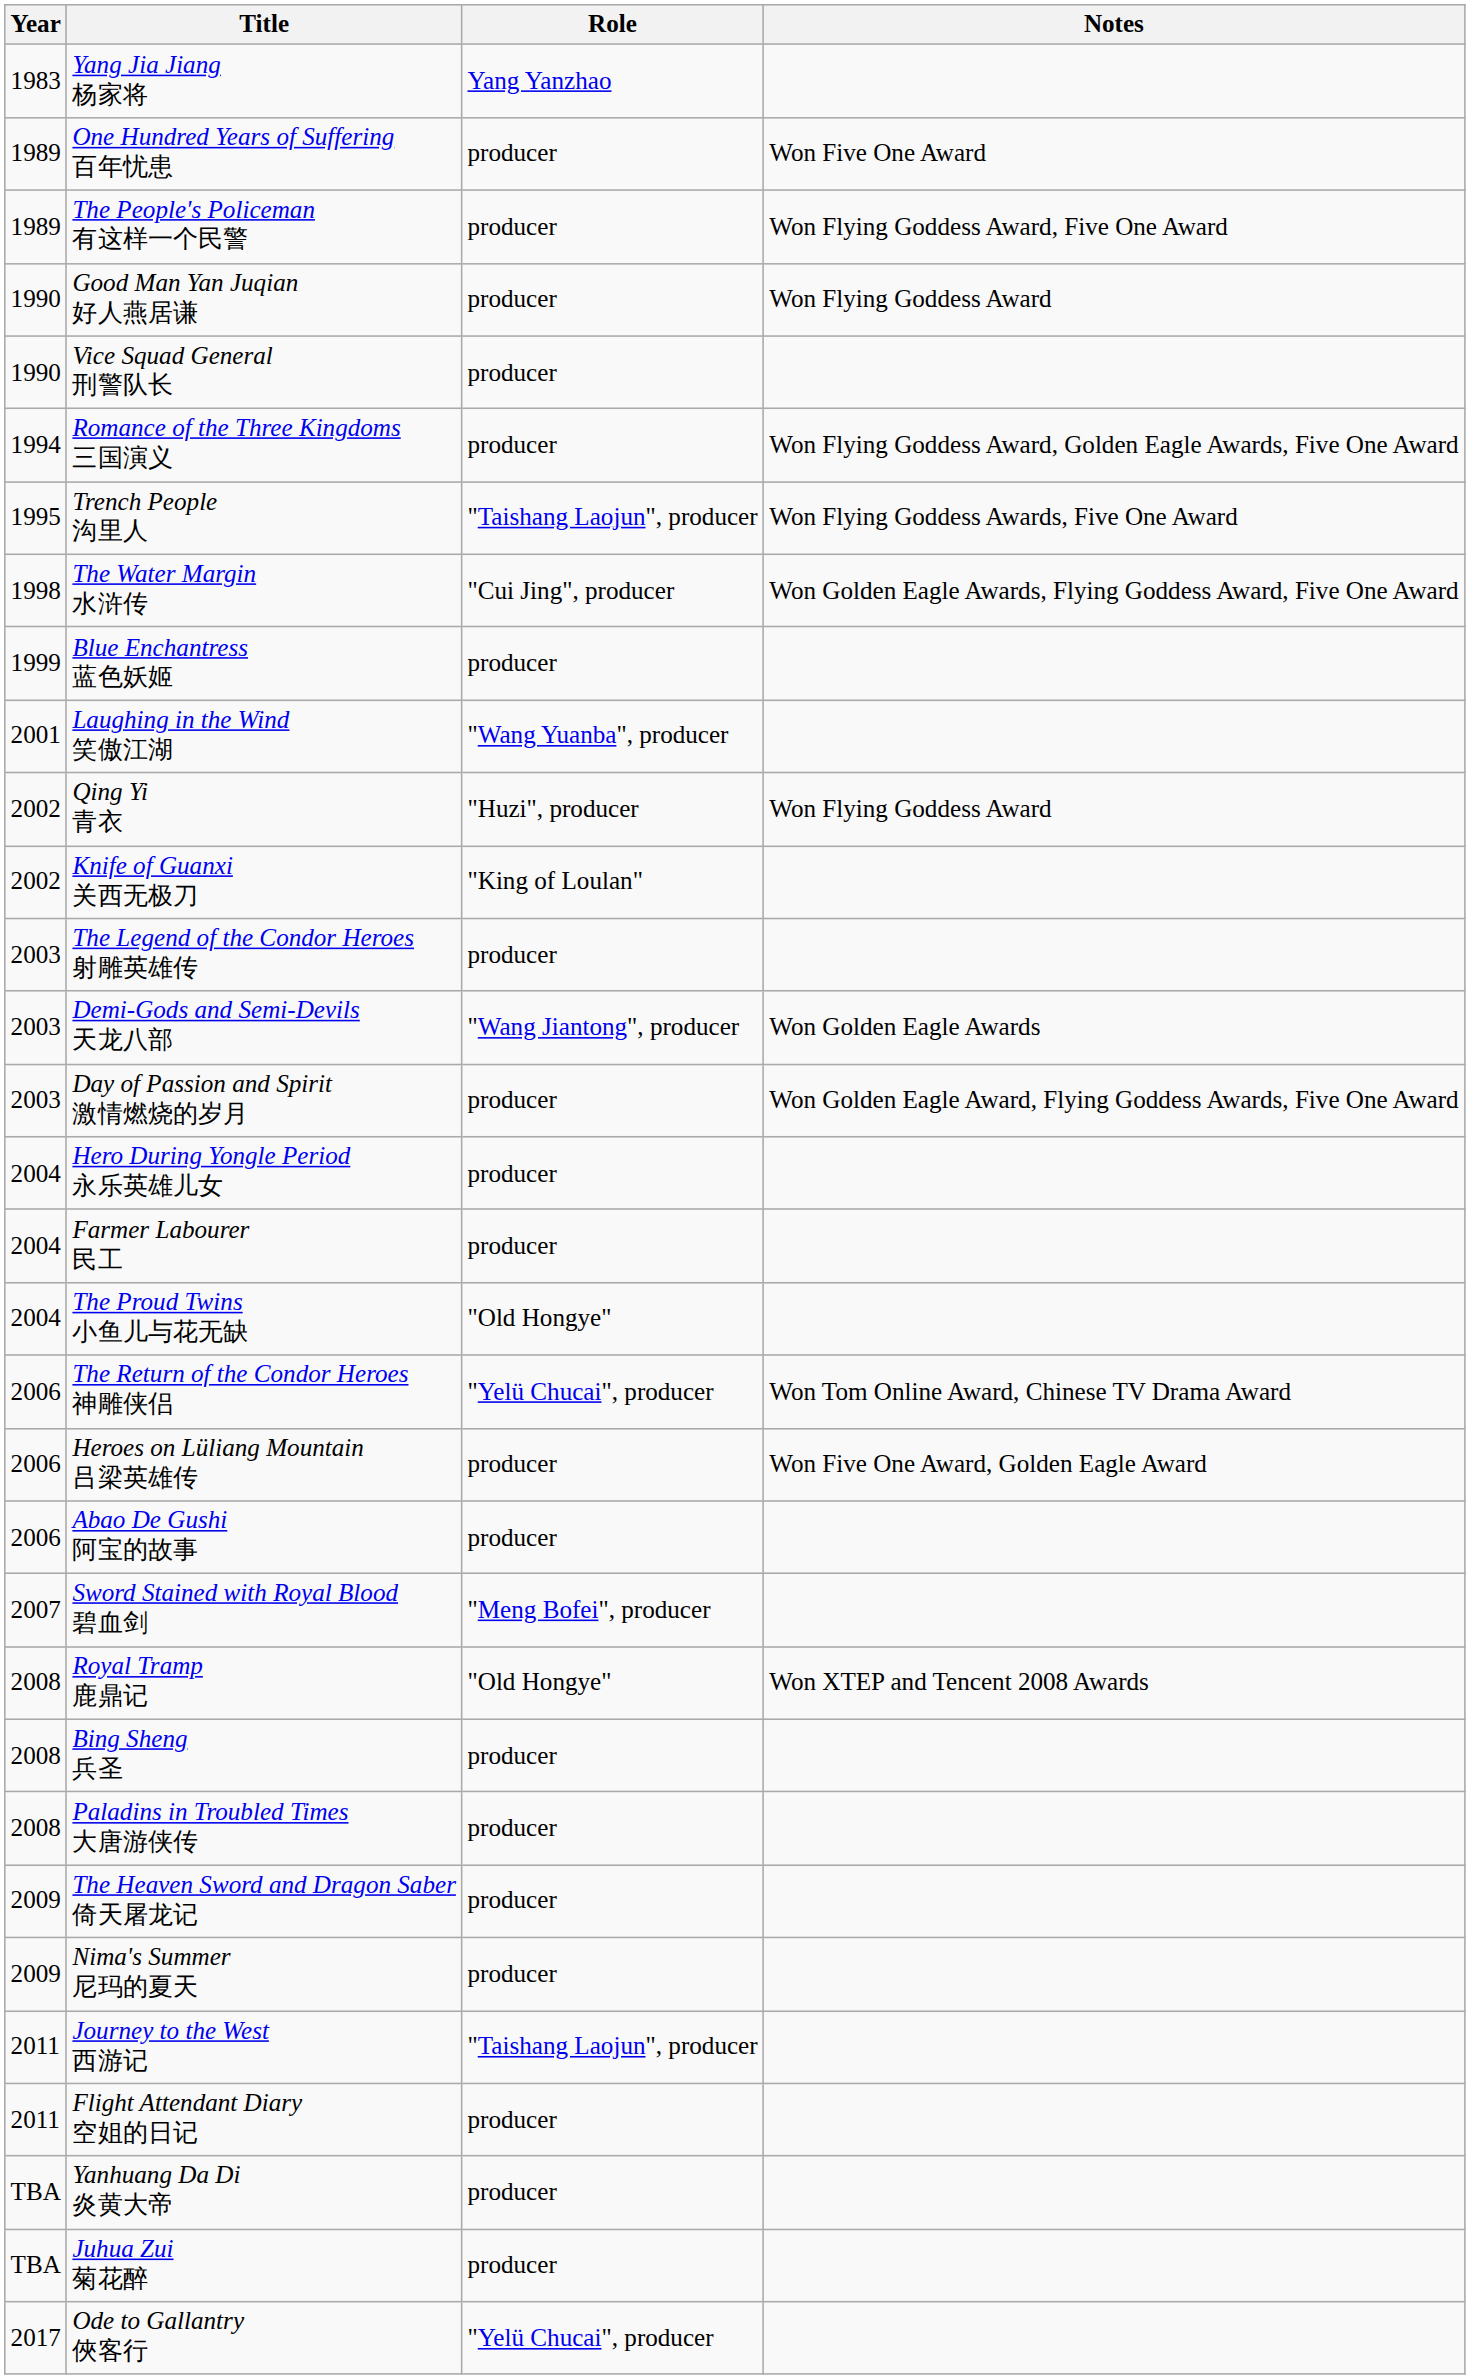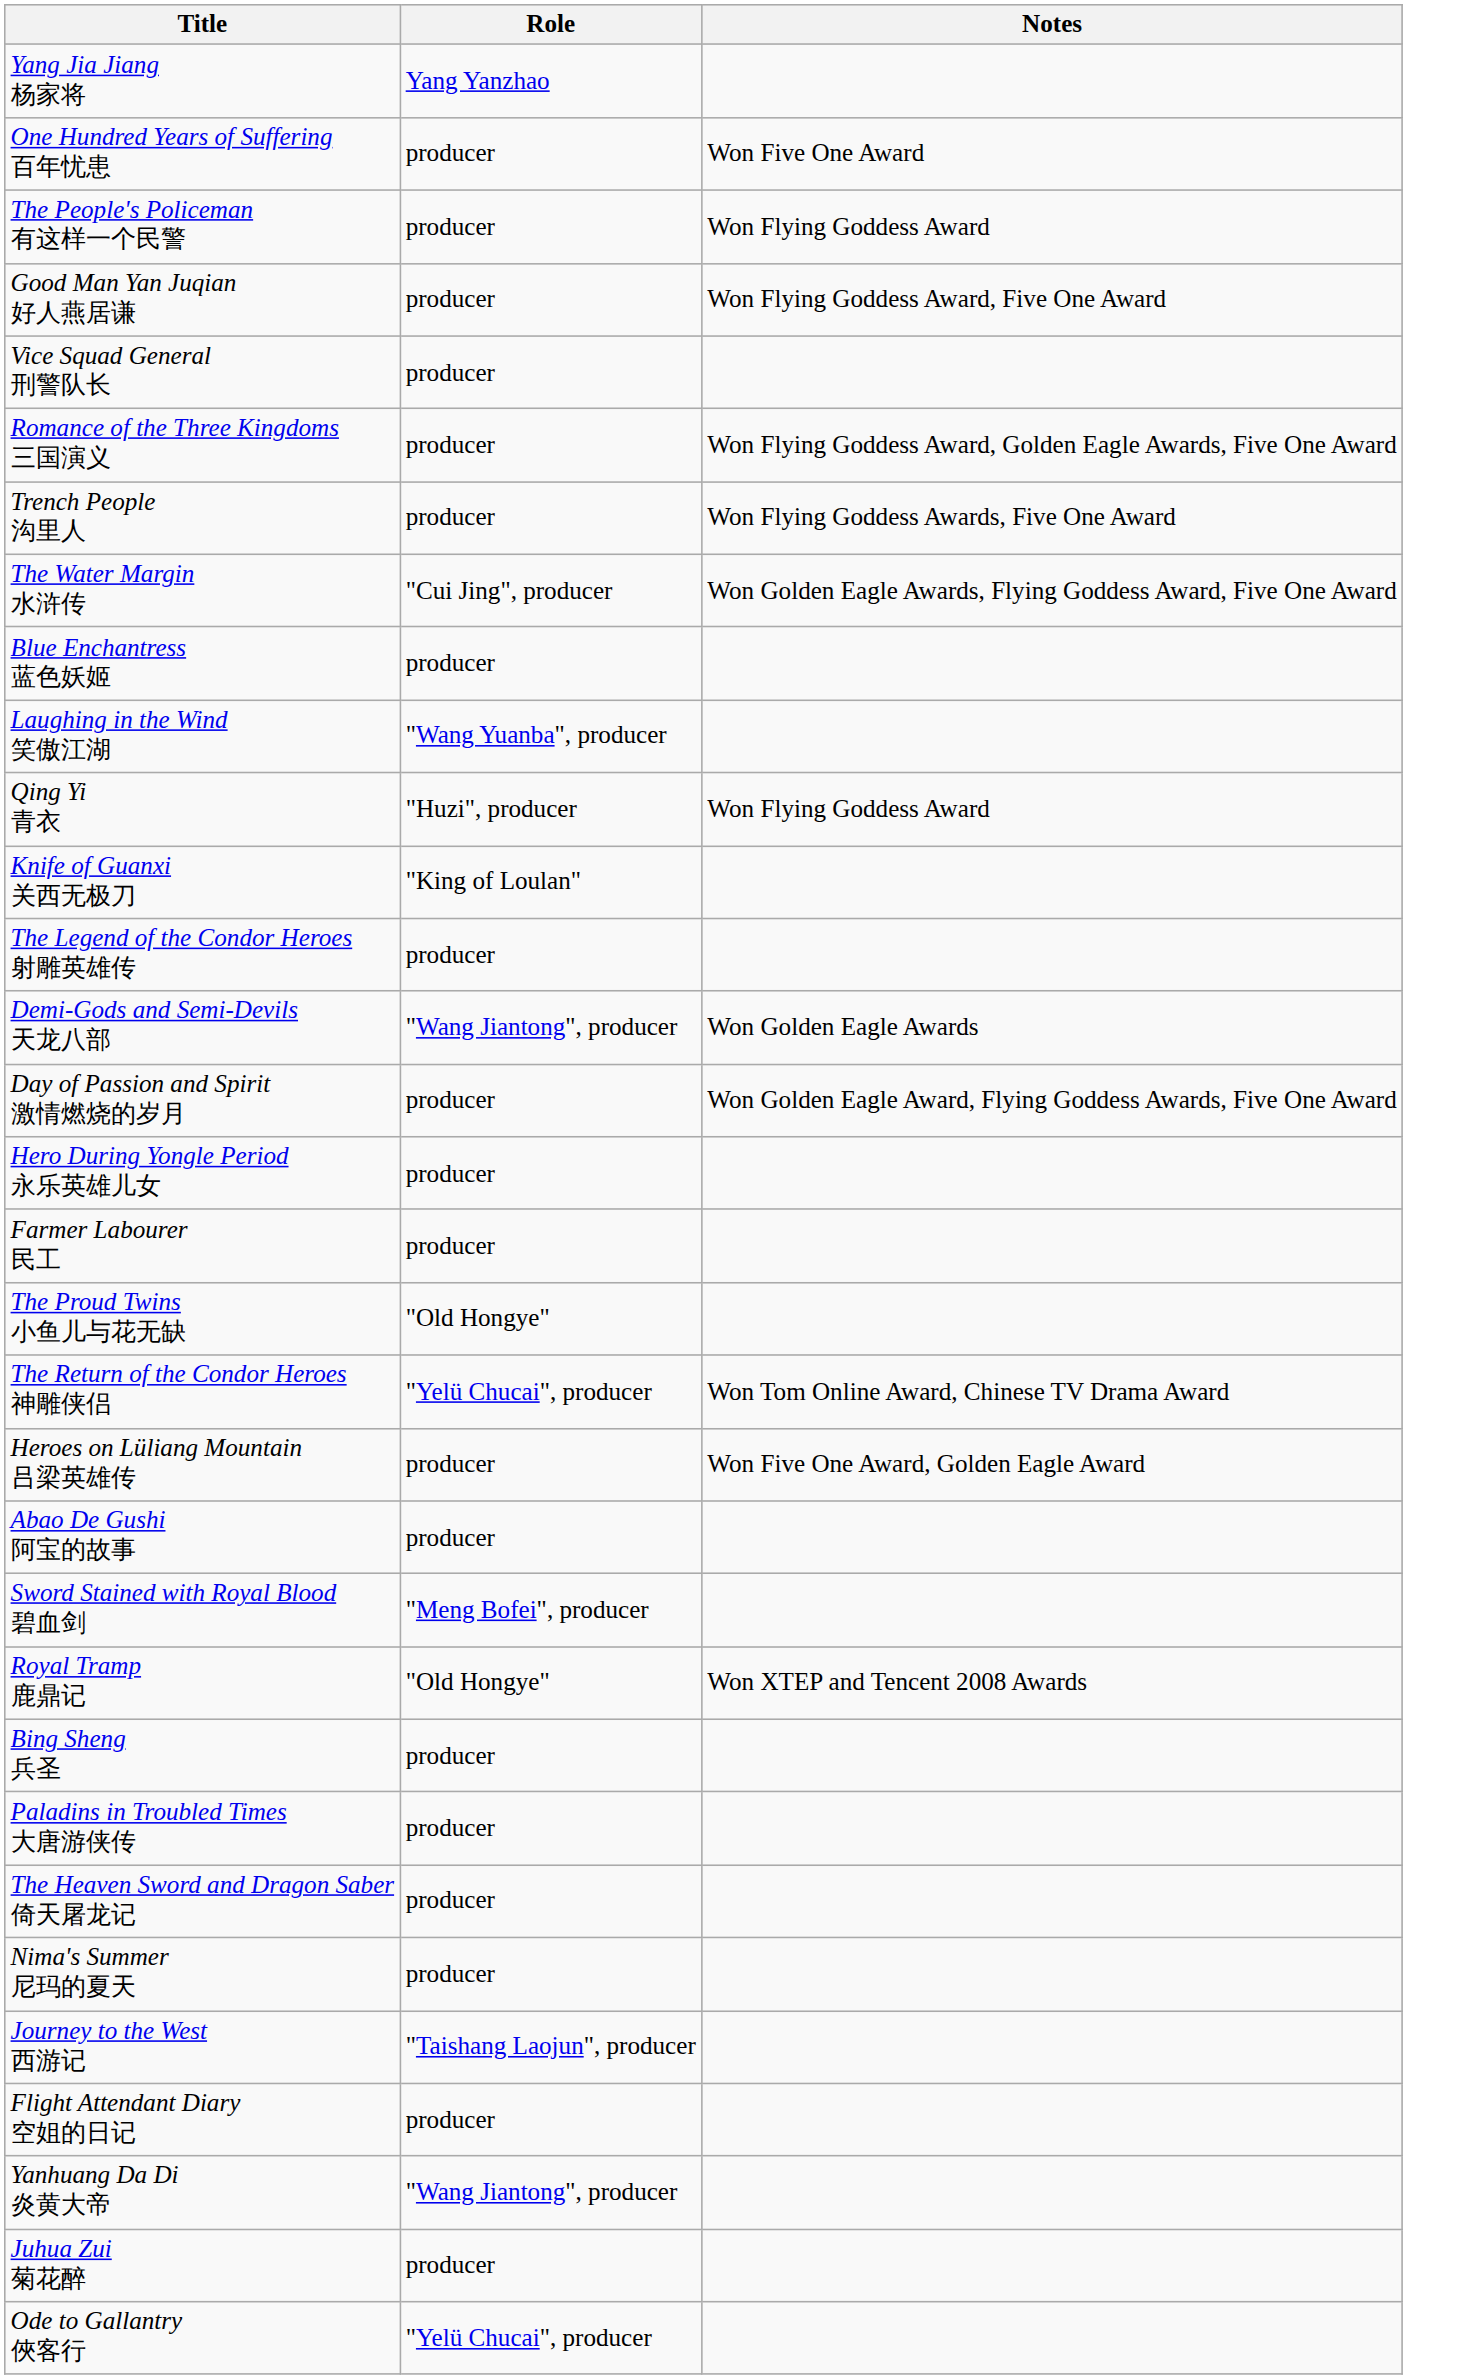- column: (36, 24)
(999, 226) Won Flying Goddess Award, Five One Award -> (849, 226) Won Flying Goddess Award
(910, 299) Won Flying Goddess Award -> (937, 299) Won Flying Goddess Award, Five One Award
(613, 517) "Taishang Laojun", producer -> (450, 517) producer
(512, 2192) producer -> (542, 2192) "Wang Jiantong", producer
